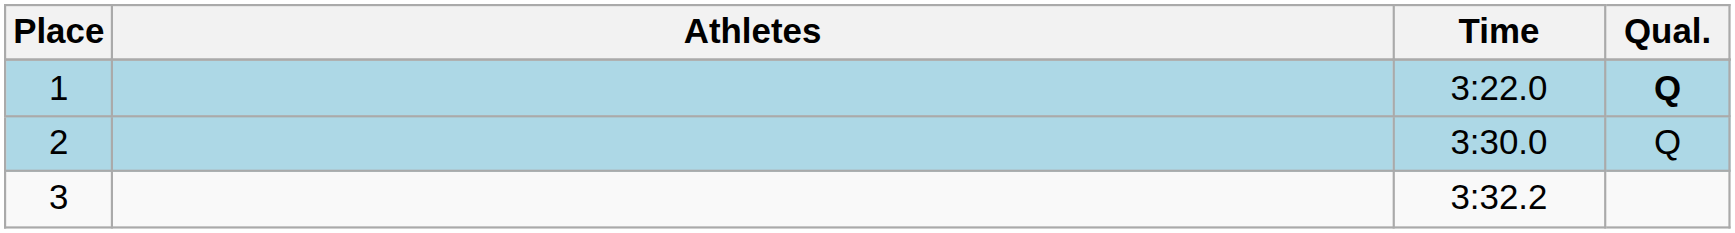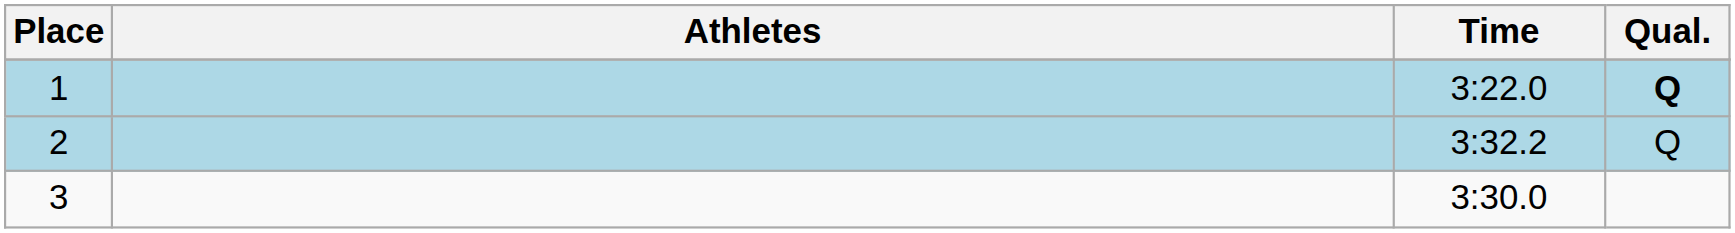(1499, 142) 3:30.0 -> (1499, 142) 3:32.2
(1499, 198) 3:32.2 -> (1499, 198) 3:30.0
